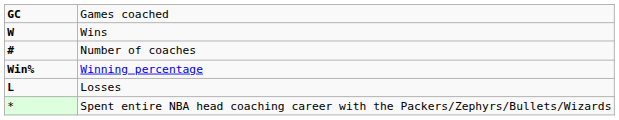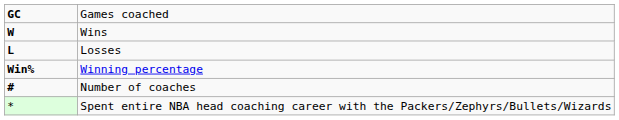rows swapped: (101, 87) <-> (138, 51)
